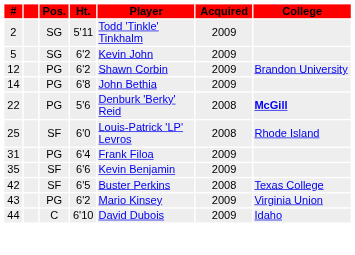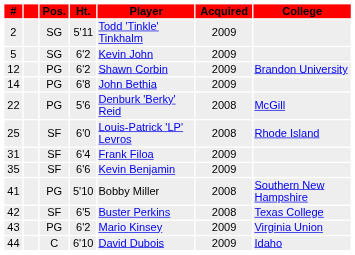(271, 105) bold -> (270, 105) normal
(54, 154) PG -> (54, 154) SF
+ row: (13, 191)
